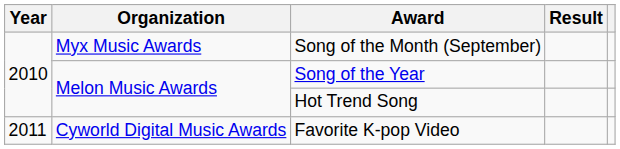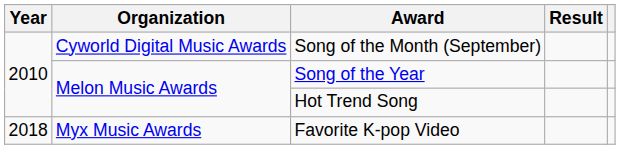(129, 46) Myx Music Awards -> (171, 46) Cyworld Digital Music Awards
(28, 130) 2011 -> (28, 130) 2018
(171, 130) Cyworld Digital Music Awards -> (129, 130) Myx Music Awards
